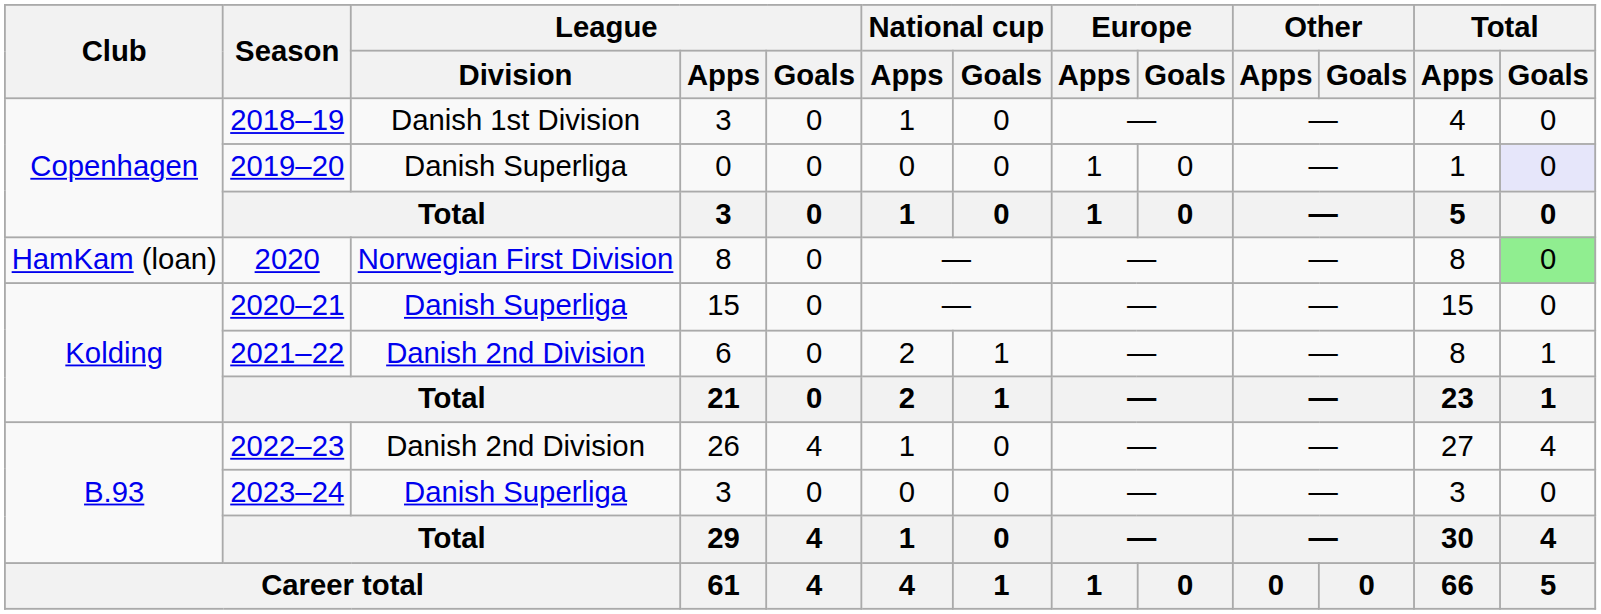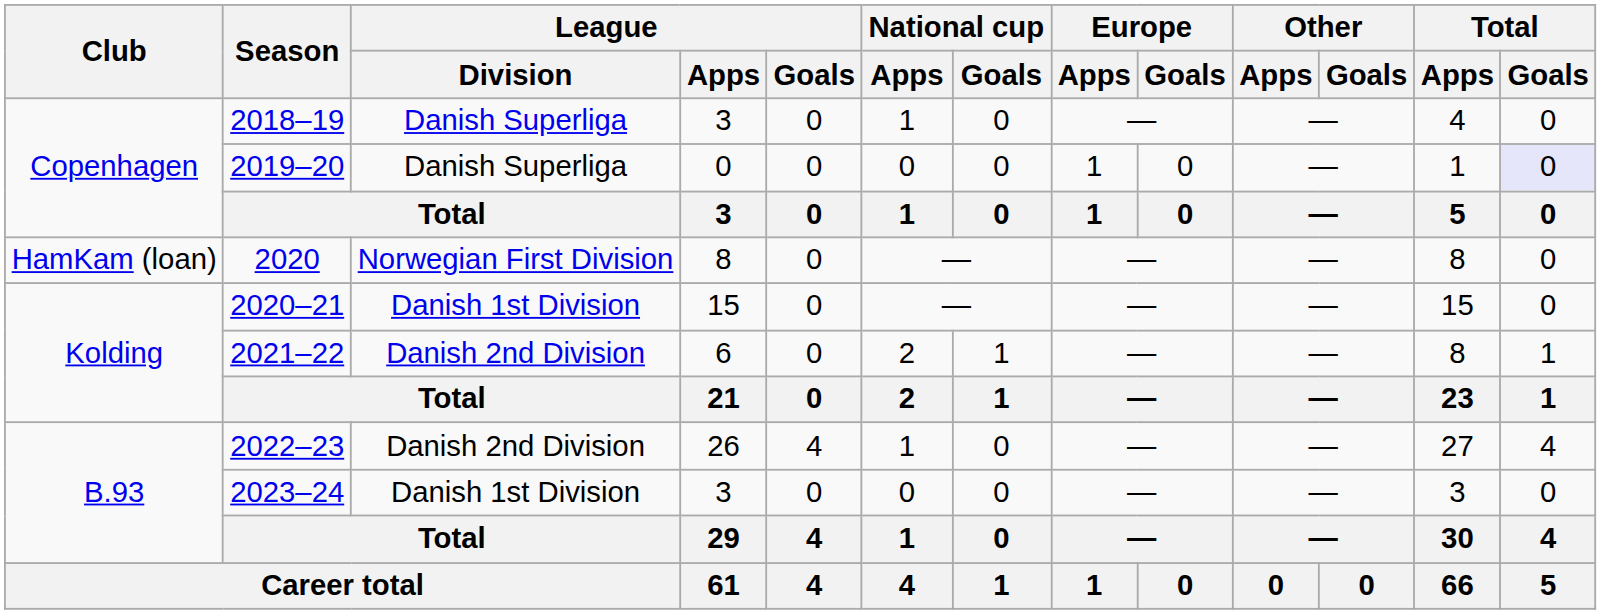(516, 120) Danish 1st Division -> (516, 120) Danish Superliga
(1548, 259) lightgreen background -> (1548, 259) no background
(516, 306) Danish Superliga -> (516, 306) Danish 1st Division
(516, 492) Danish Superliga -> (516, 492) Danish 1st Division
